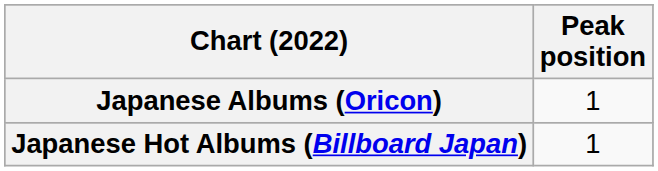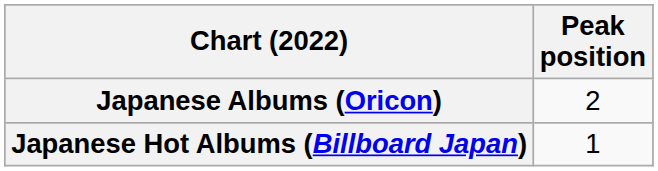(593, 100) 1 -> (593, 100) 2
